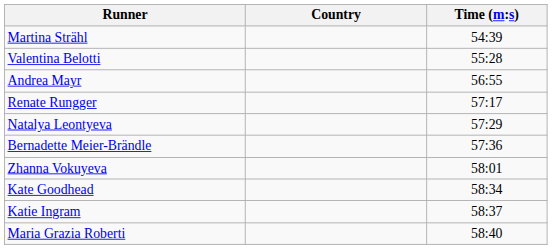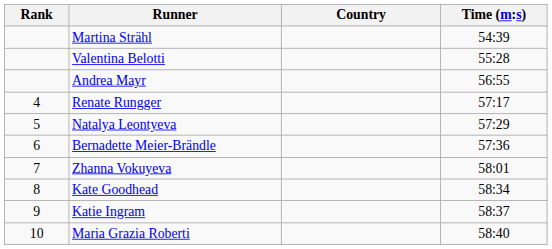+ column: (37, 15)
